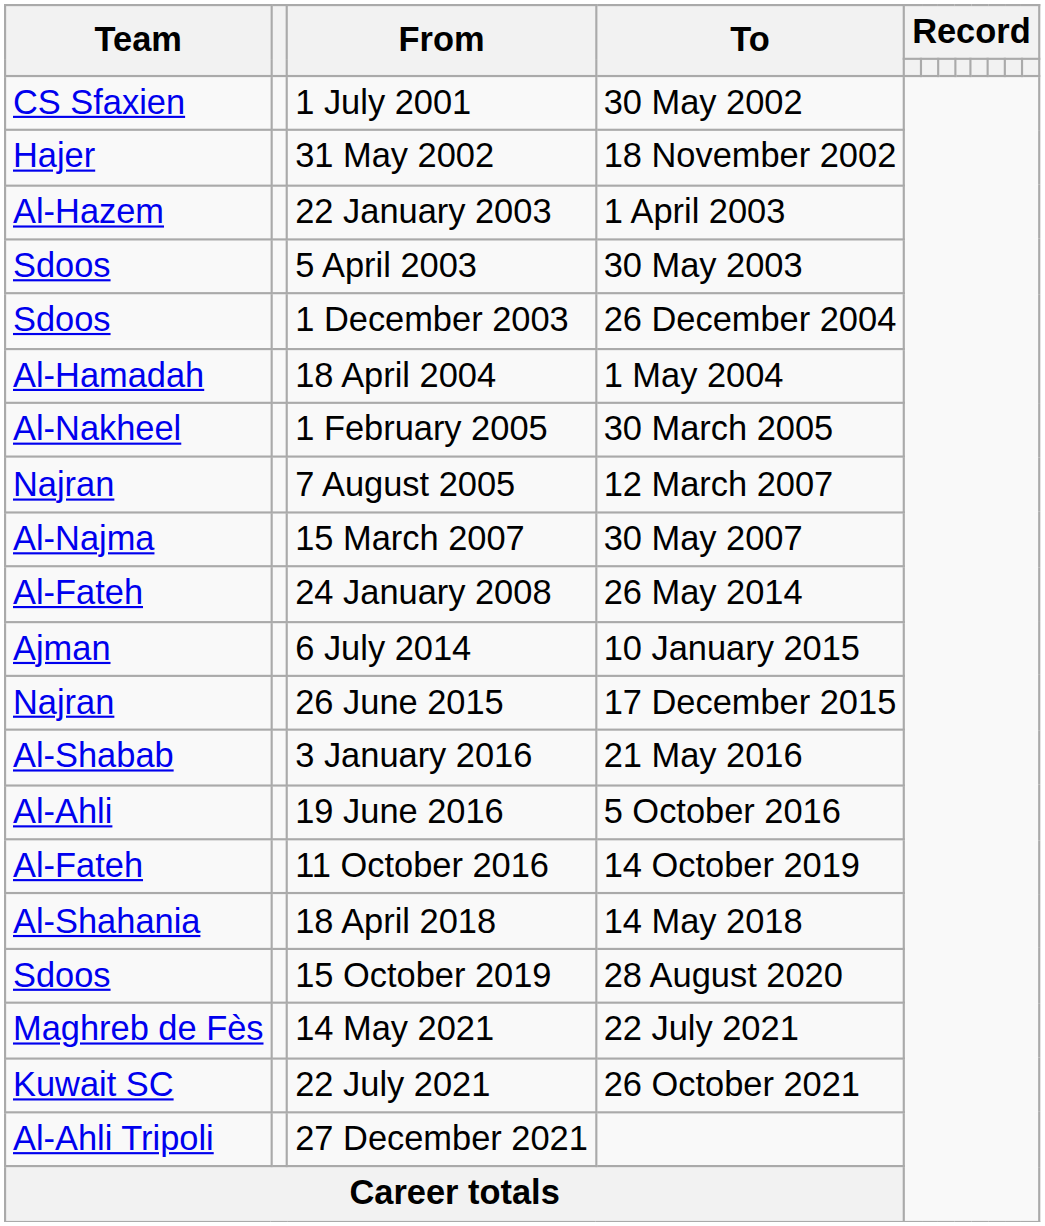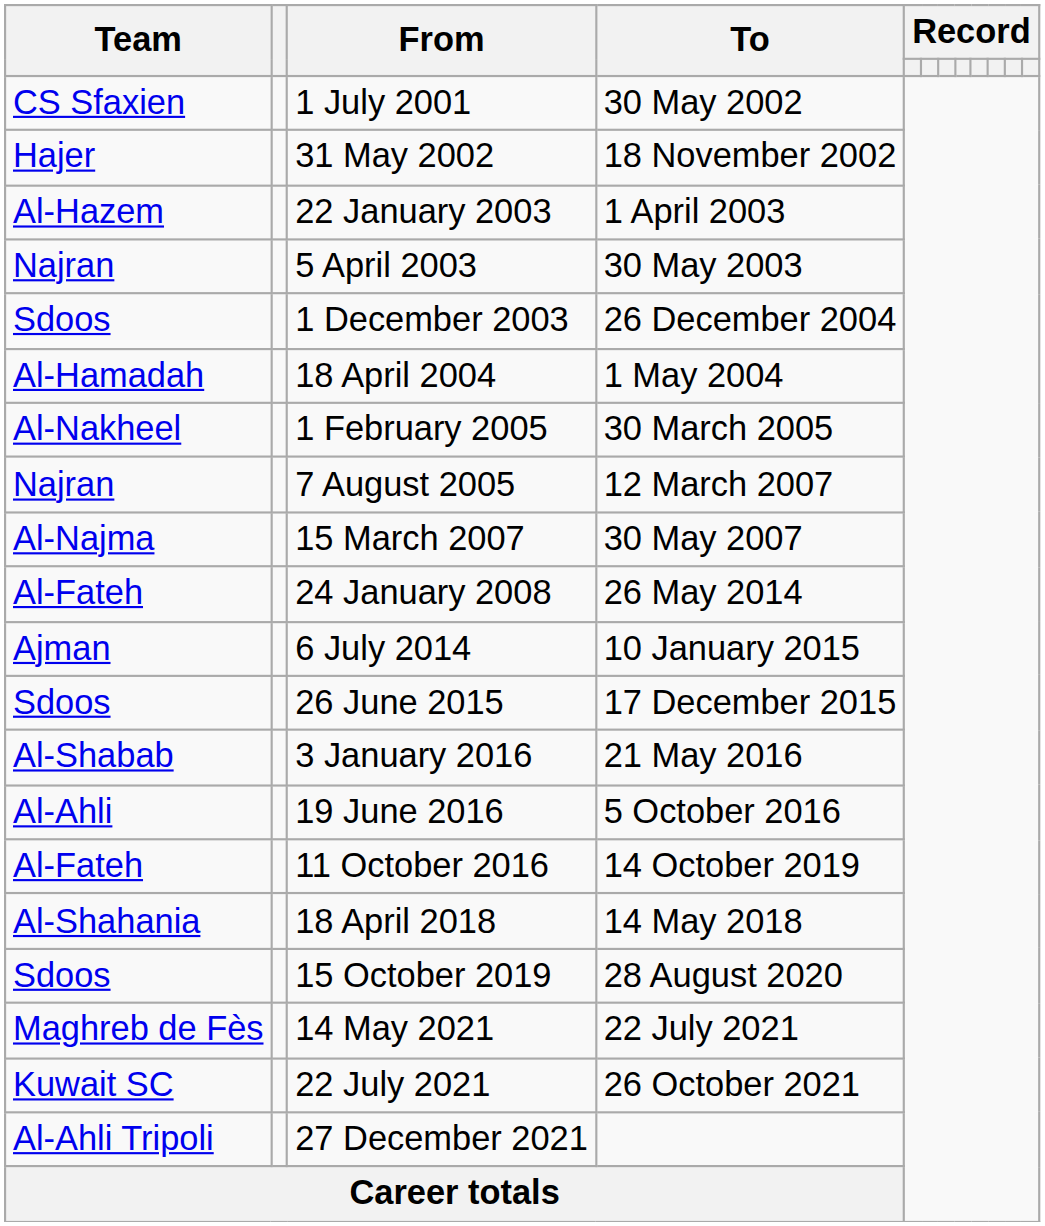(62, 265) Sdoos -> (64, 265) Najran
(64, 702) Najran -> (62, 702) Sdoos
